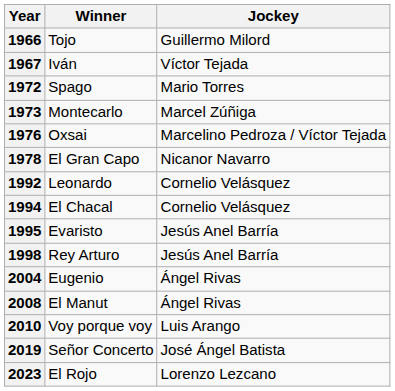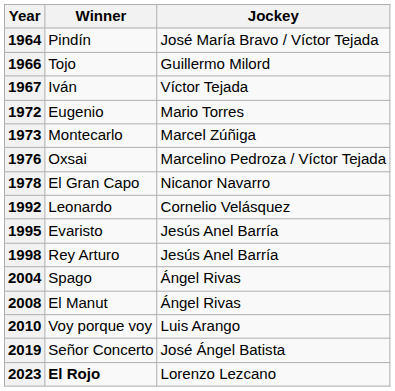+ row: (25, 40)
(70, 87) Spago -> (76, 111) Eugenio
- row: (25, 207)
(76, 278) Eugenio -> (70, 278) Spago
(73, 374) normal -> (74, 374) bold
